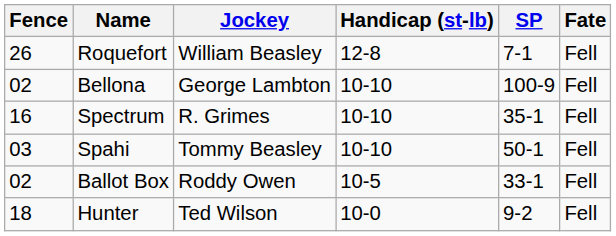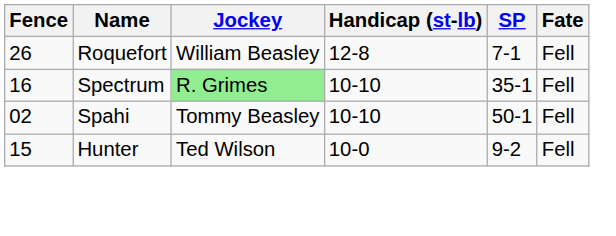- row: (111, 85)
(224, 117) no background -> (222, 85) lightgreen background
(21, 149) 03 -> (21, 117) 02
- row: (123, 181)
(21, 213) 18 -> (21, 149) 15
